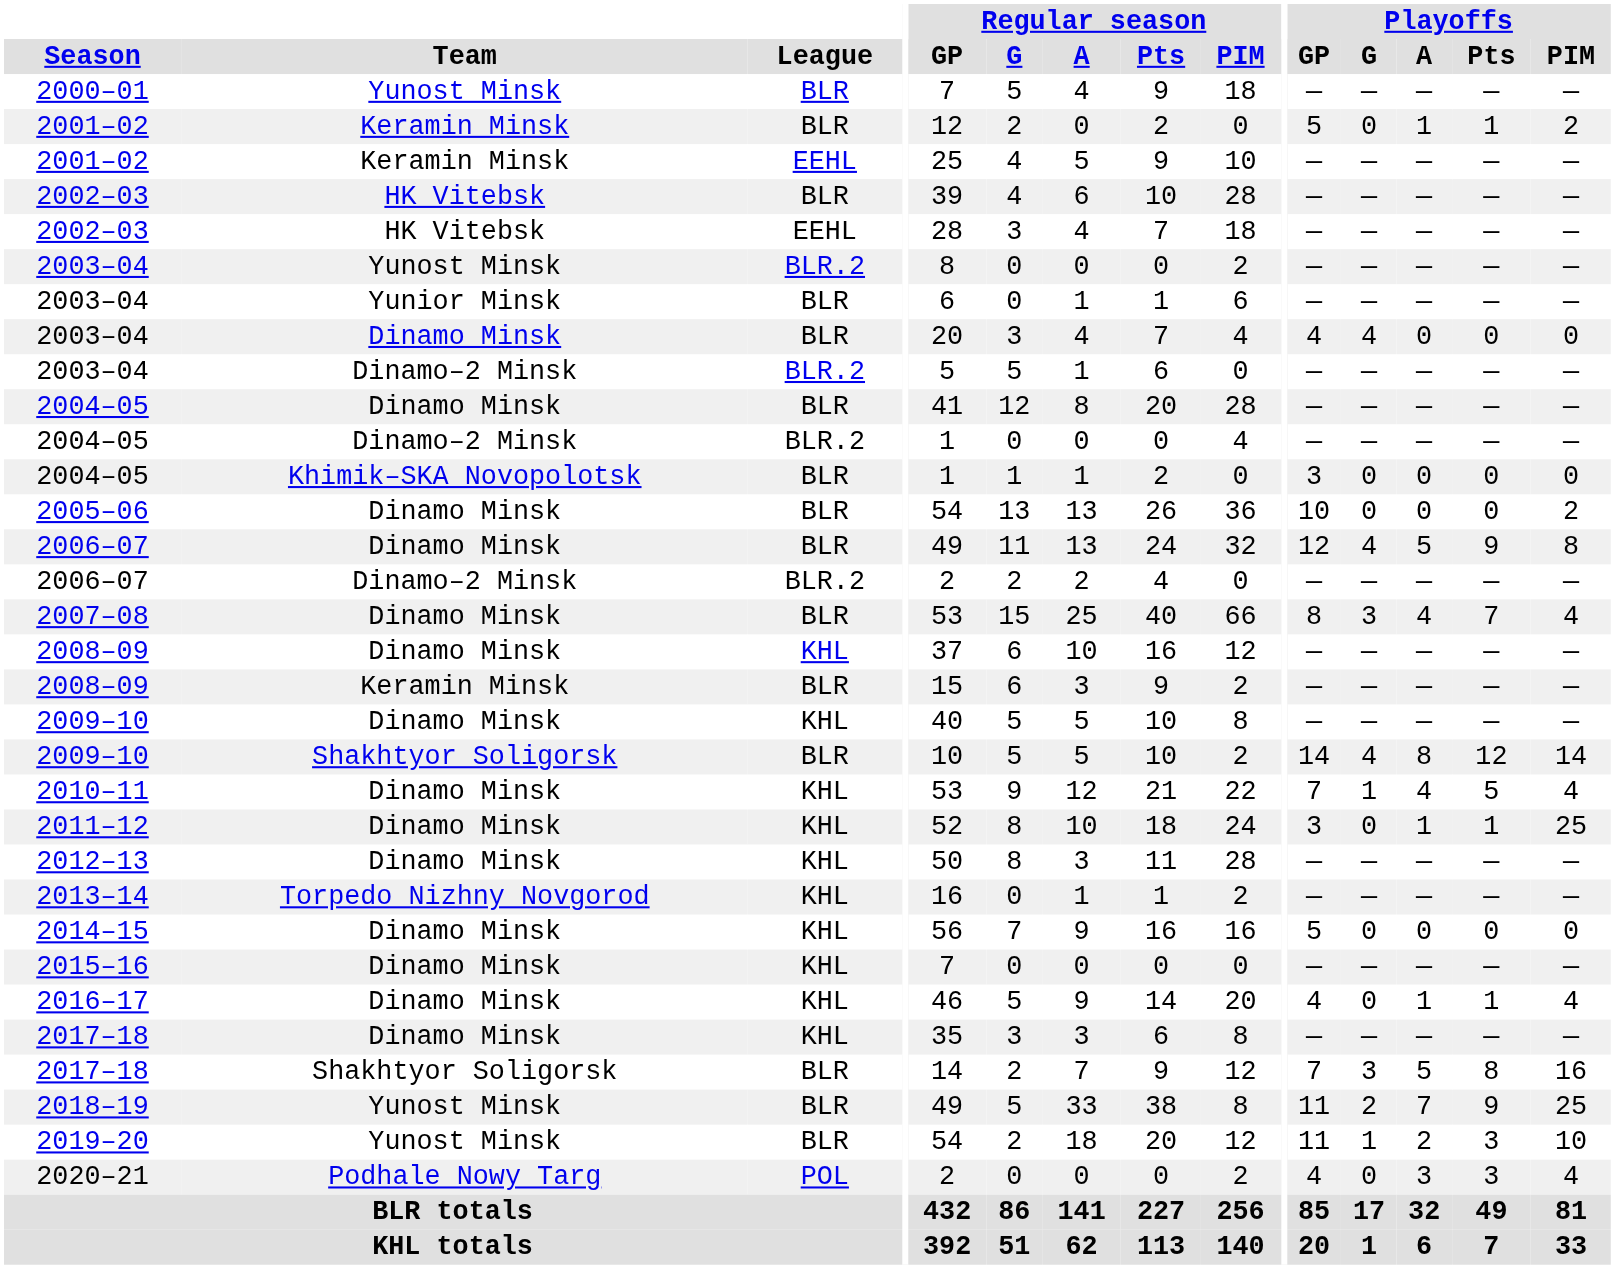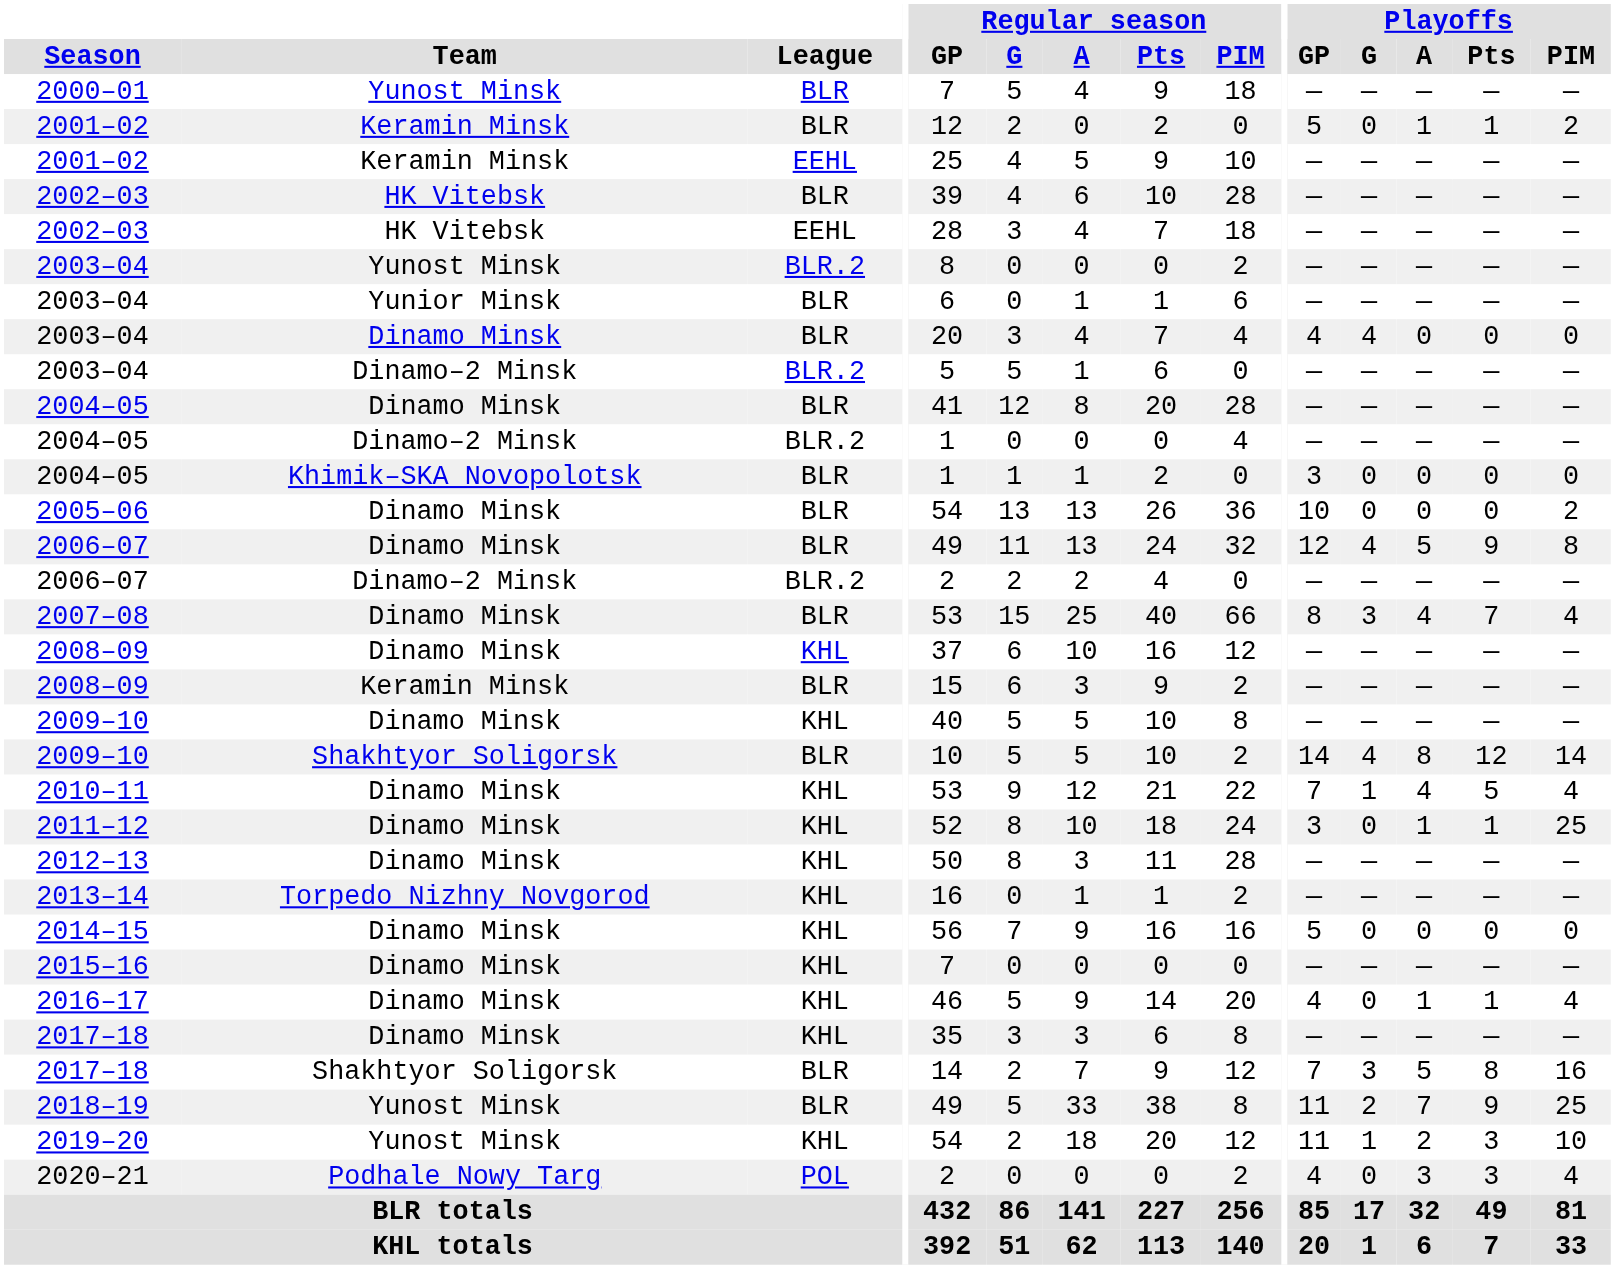(825, 1142) BLR -> (825, 1142) KHL
